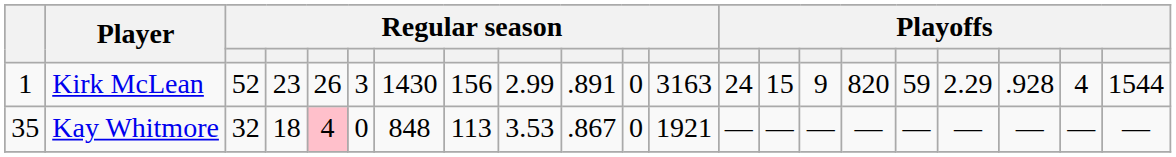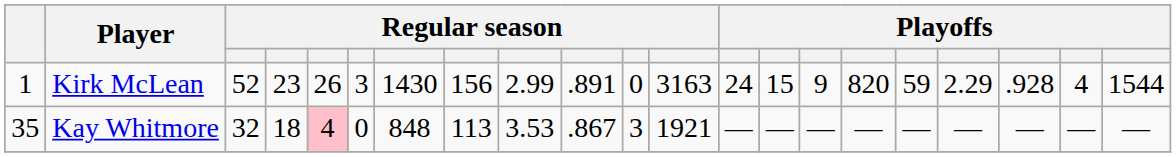(636, 128) 0 -> (636, 128) 3
